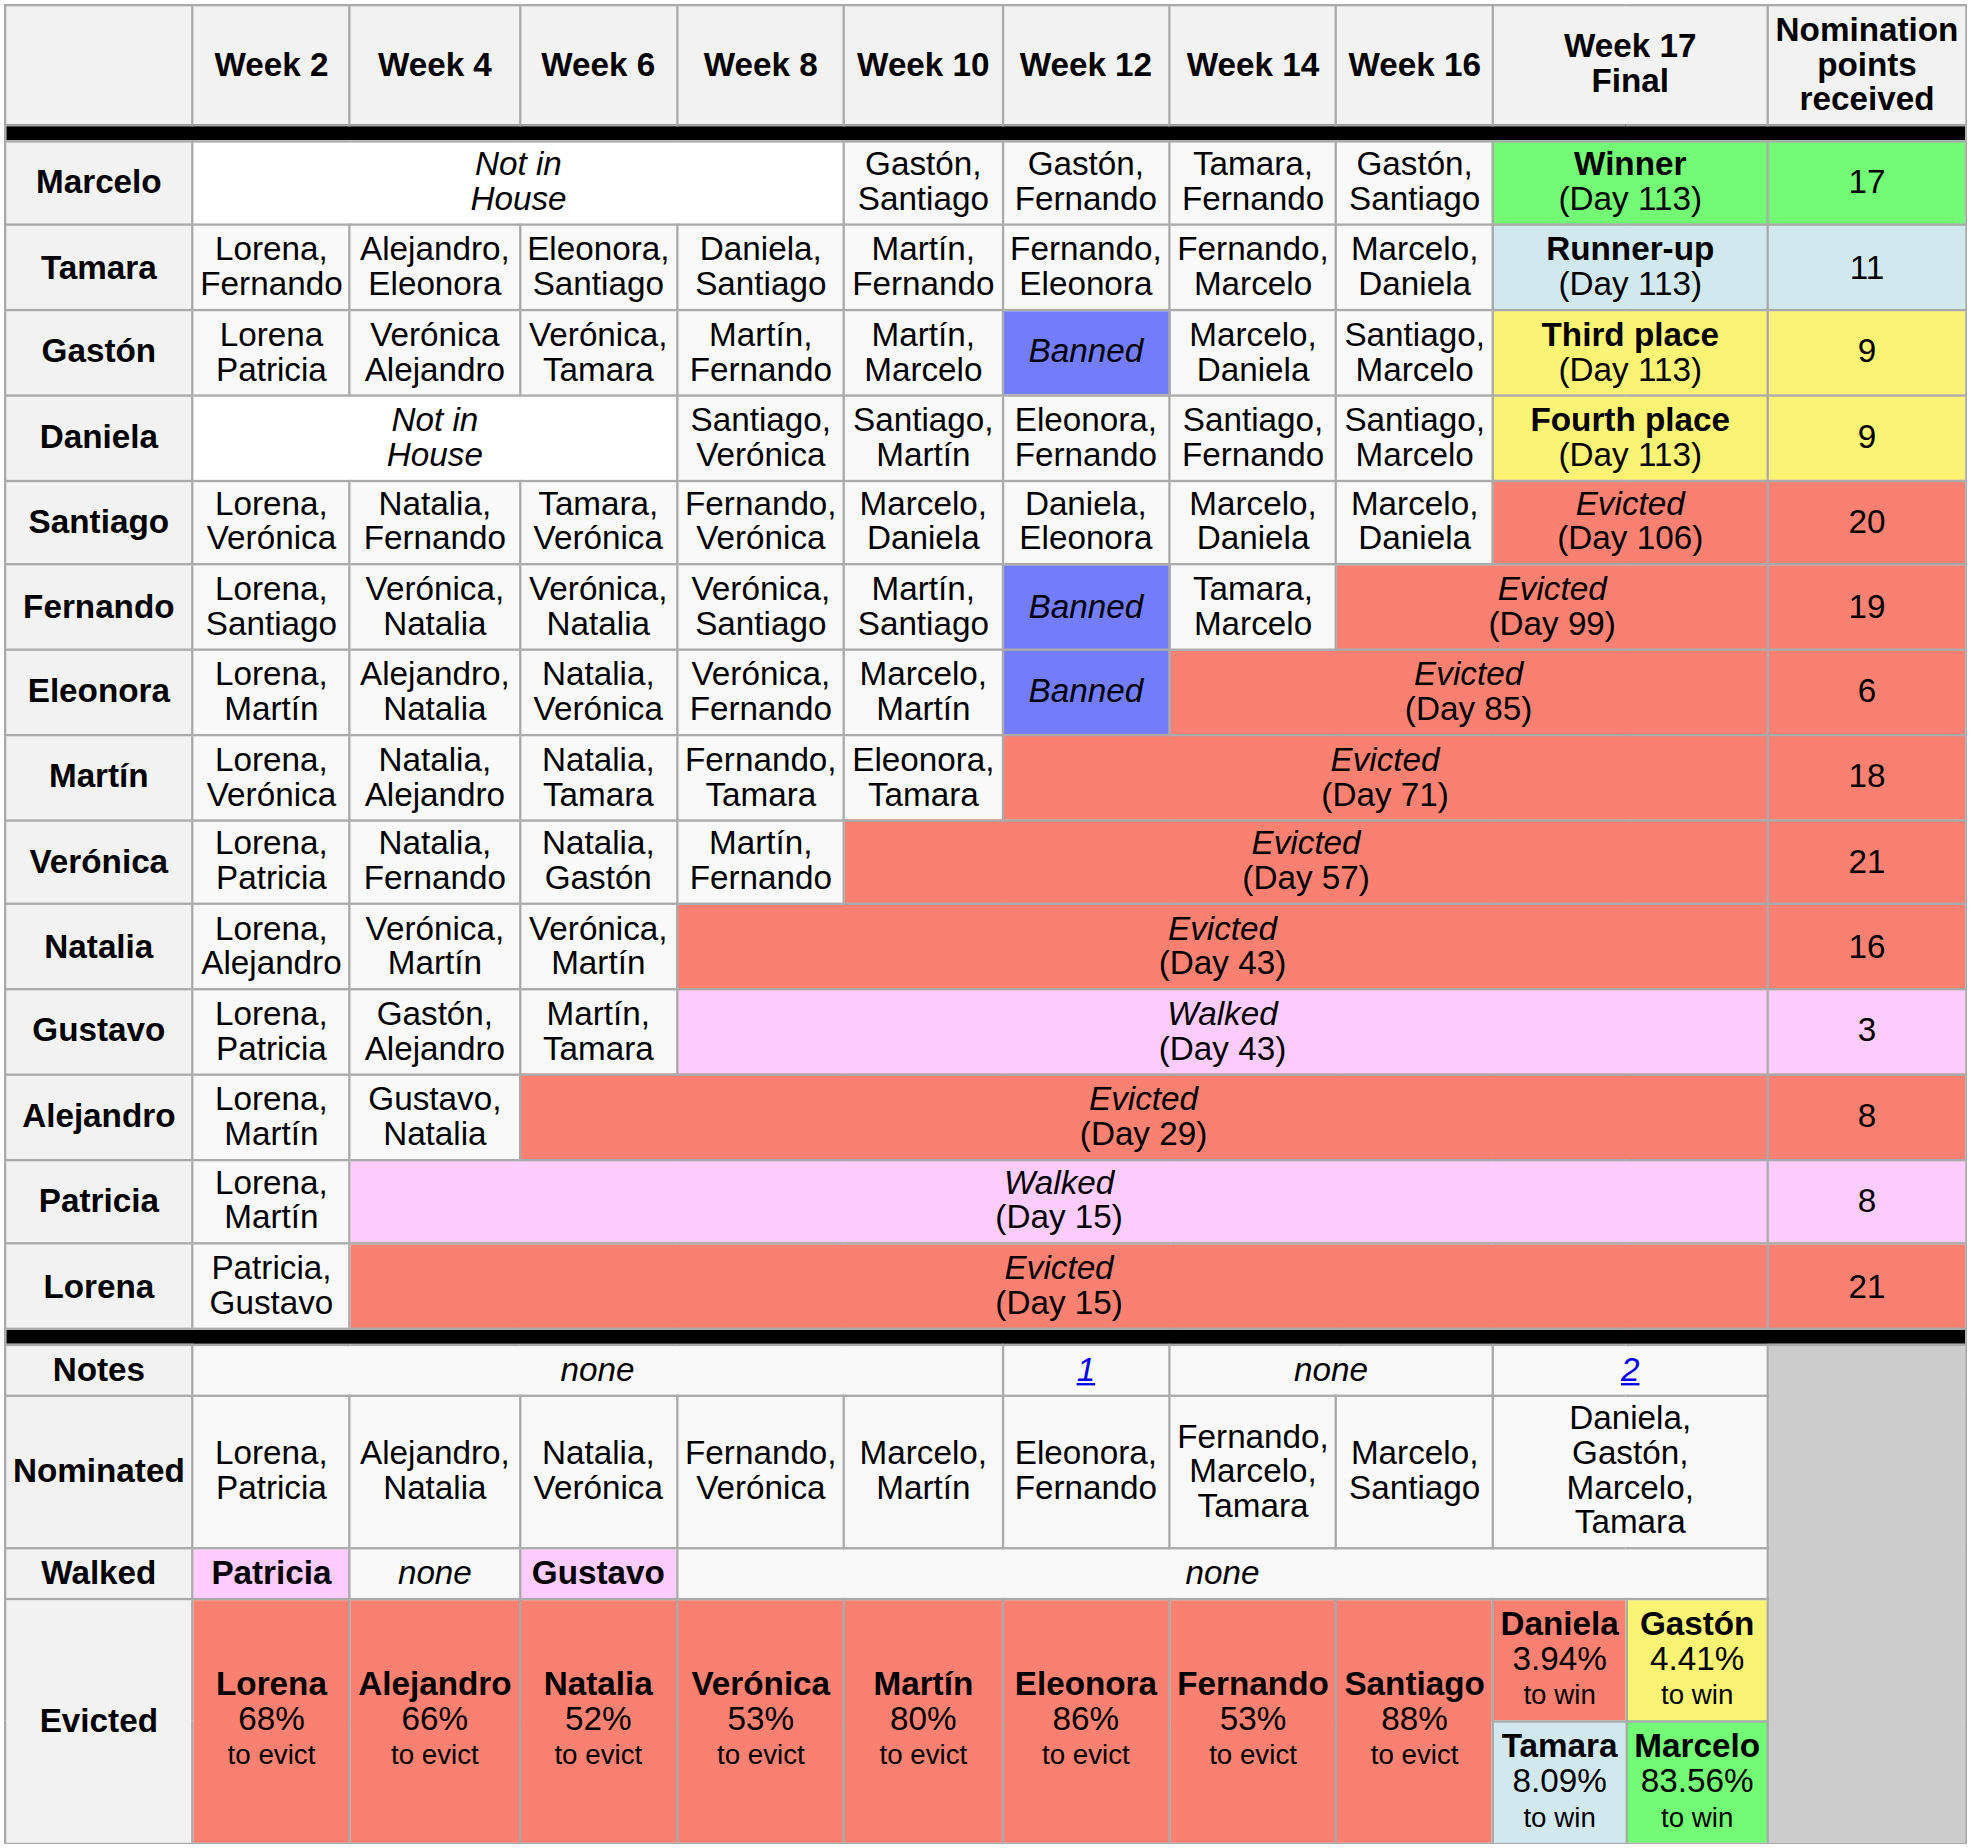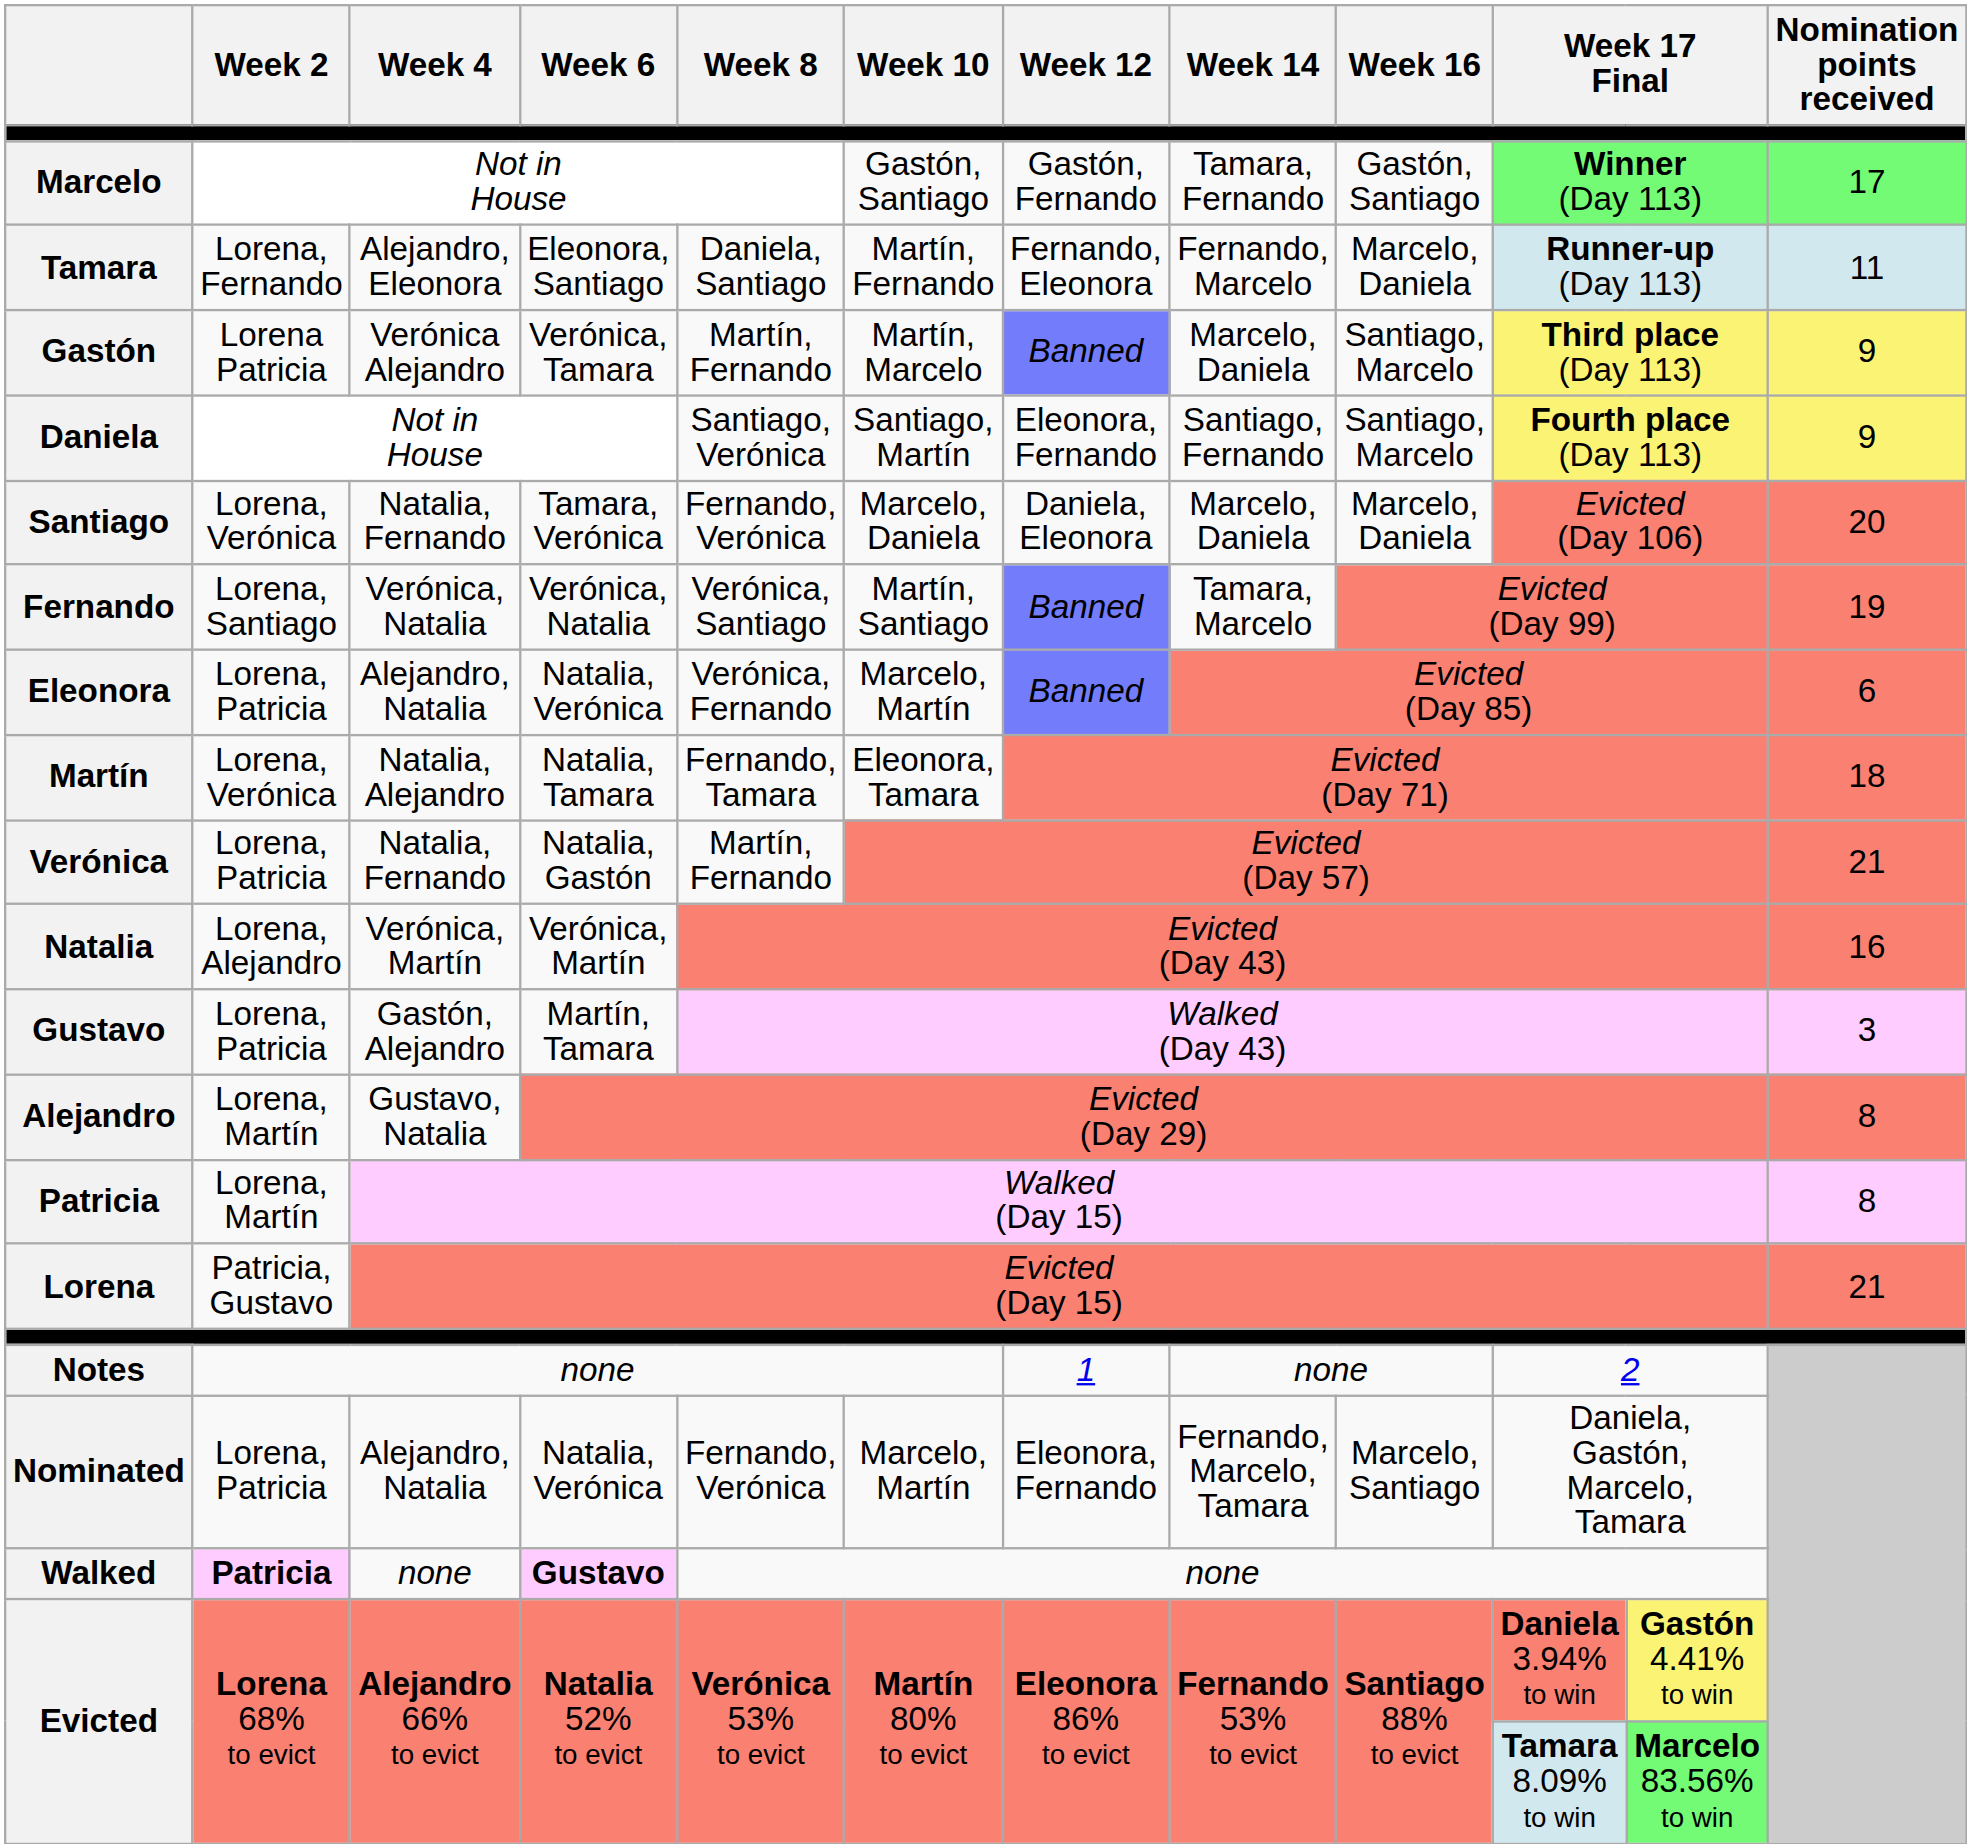(271, 691) Lorena, Martín -> (271, 691) Lorena, Patricia
